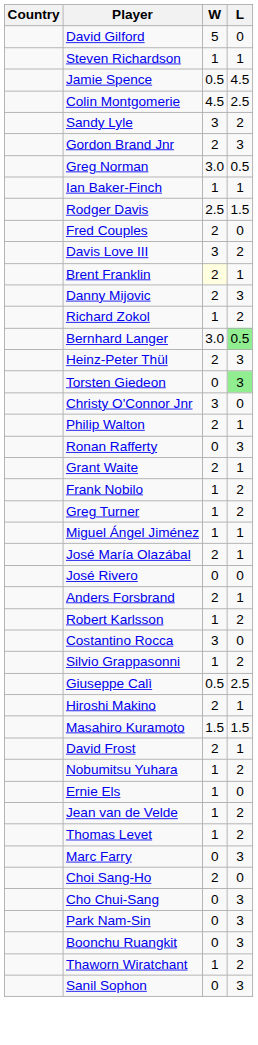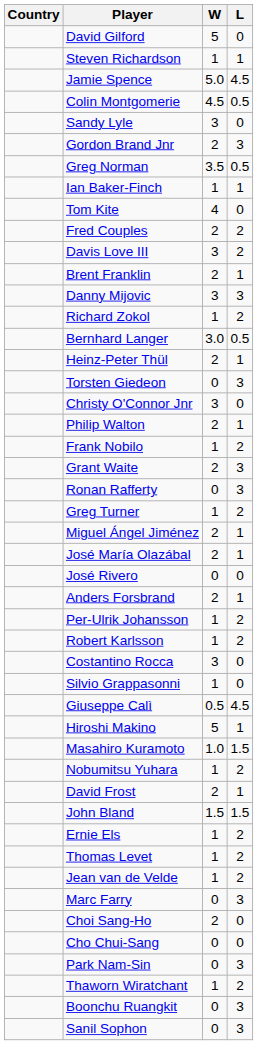(215, 79) 0.5 -> (215, 79) 5.0
(240, 101) 2.5 -> (240, 101) 0.5
(240, 123) 2 -> (240, 123) 0
(215, 166) 3.0 -> (215, 166) 3.5
- row: (107, 209)
+ row: (92, 209)
(240, 230) 0 -> (240, 230) 2
(215, 274) lightyellow background -> (215, 274) no background
(215, 295) 2 -> (215, 295) 3
(240, 338) lightgreen background -> (240, 338) no background
(240, 360) 3 -> (240, 360) 1
(240, 381) lightgreen background -> (240, 381) no background
rows swapped: (112, 446) <-> (105, 489)
(240, 468) 1 -> (240, 468) 3
(215, 532) 1 -> (215, 532) 2
+ row: (127, 619)
(240, 662) 2 -> (240, 683) 0
(240, 683) 2.5 -> (240, 705) 4.5
(215, 705) 2 -> (215, 727) 5
(215, 727) 1.5 -> (215, 748) 1.0
rows swapped: (122, 770) <-> (101, 748)
+ row: (100, 813)
(240, 791) 0 -> (240, 834) 2
rows swapped: (109, 834) <-> (122, 813)
(240, 899) 3 -> (240, 942) 0
rows swapped: (122, 942) <-> (127, 964)
